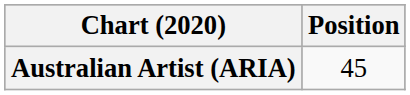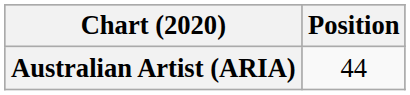(354, 67) 45 -> (354, 67) 44
